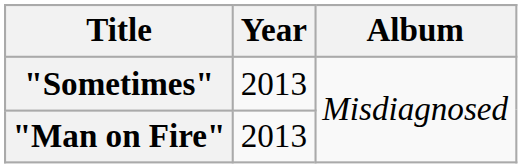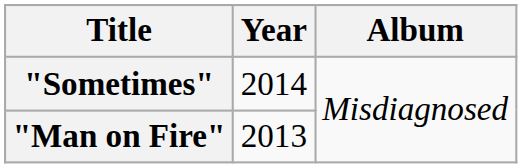(274, 83) 2013 -> (274, 83) 2014
